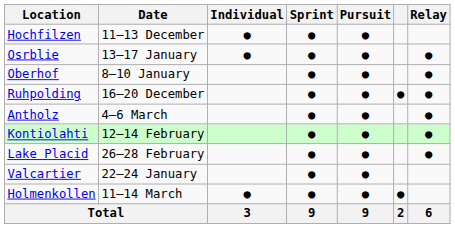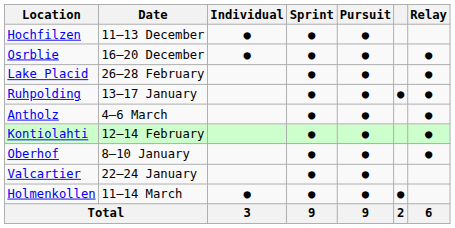(149, 54) 13–17 January -> (153, 54) 16–20 December
rows swapped: (33, 74) <-> (48, 154)
(153, 94) 16–20 December -> (149, 94) 13–17 January
